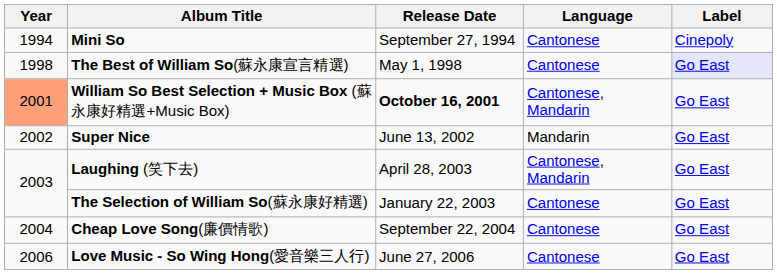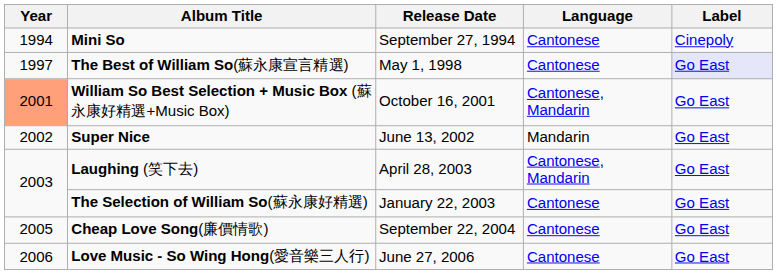(36, 65) 1998 -> (36, 65) 1997
(439, 102) bold -> (437, 102) normal
(36, 229) 2004 -> (36, 229) 2005
